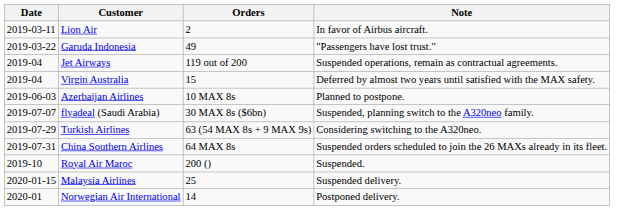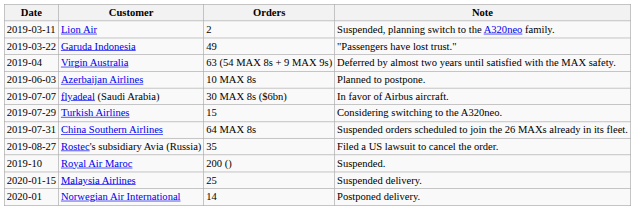(372, 29) In favor of Airbus aircraft. -> (446, 29) Suspended, planning switch to the A320neo family.
- row: (86, 63)
(191, 79) 15 -> (269, 63) 63 (54 MAX 8s + 9 MAX 9s)
(425, 113) Suspended, planning switch to the A320neo family. -> (393, 96) In favor of Airbus aircraft.
(248, 130) 63 (54 MAX 8s + 9 MAX 9s) -> (211, 113) 15
+ row: (131, 146)
